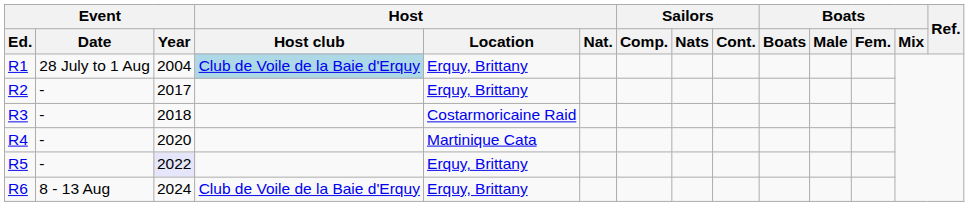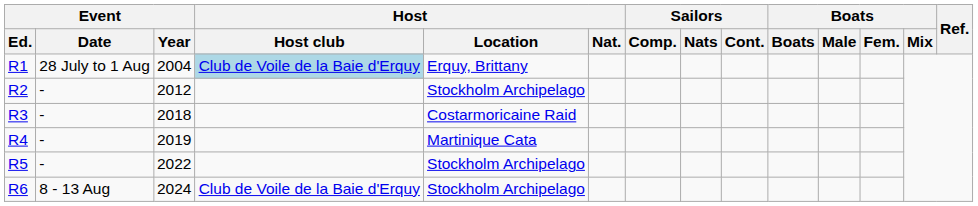(174, 90) 2017 -> (174, 90) 2012
(477, 90) Erquy, Brittany -> (506, 90) Stockholm Archipelago
(174, 139) 2020 -> (174, 139) 2019
(174, 164) lavender background -> (174, 164) no background
(477, 164) Erquy, Brittany -> (506, 164) Stockholm Archipelago
(477, 189) Erquy, Brittany -> (506, 189) Stockholm Archipelago
